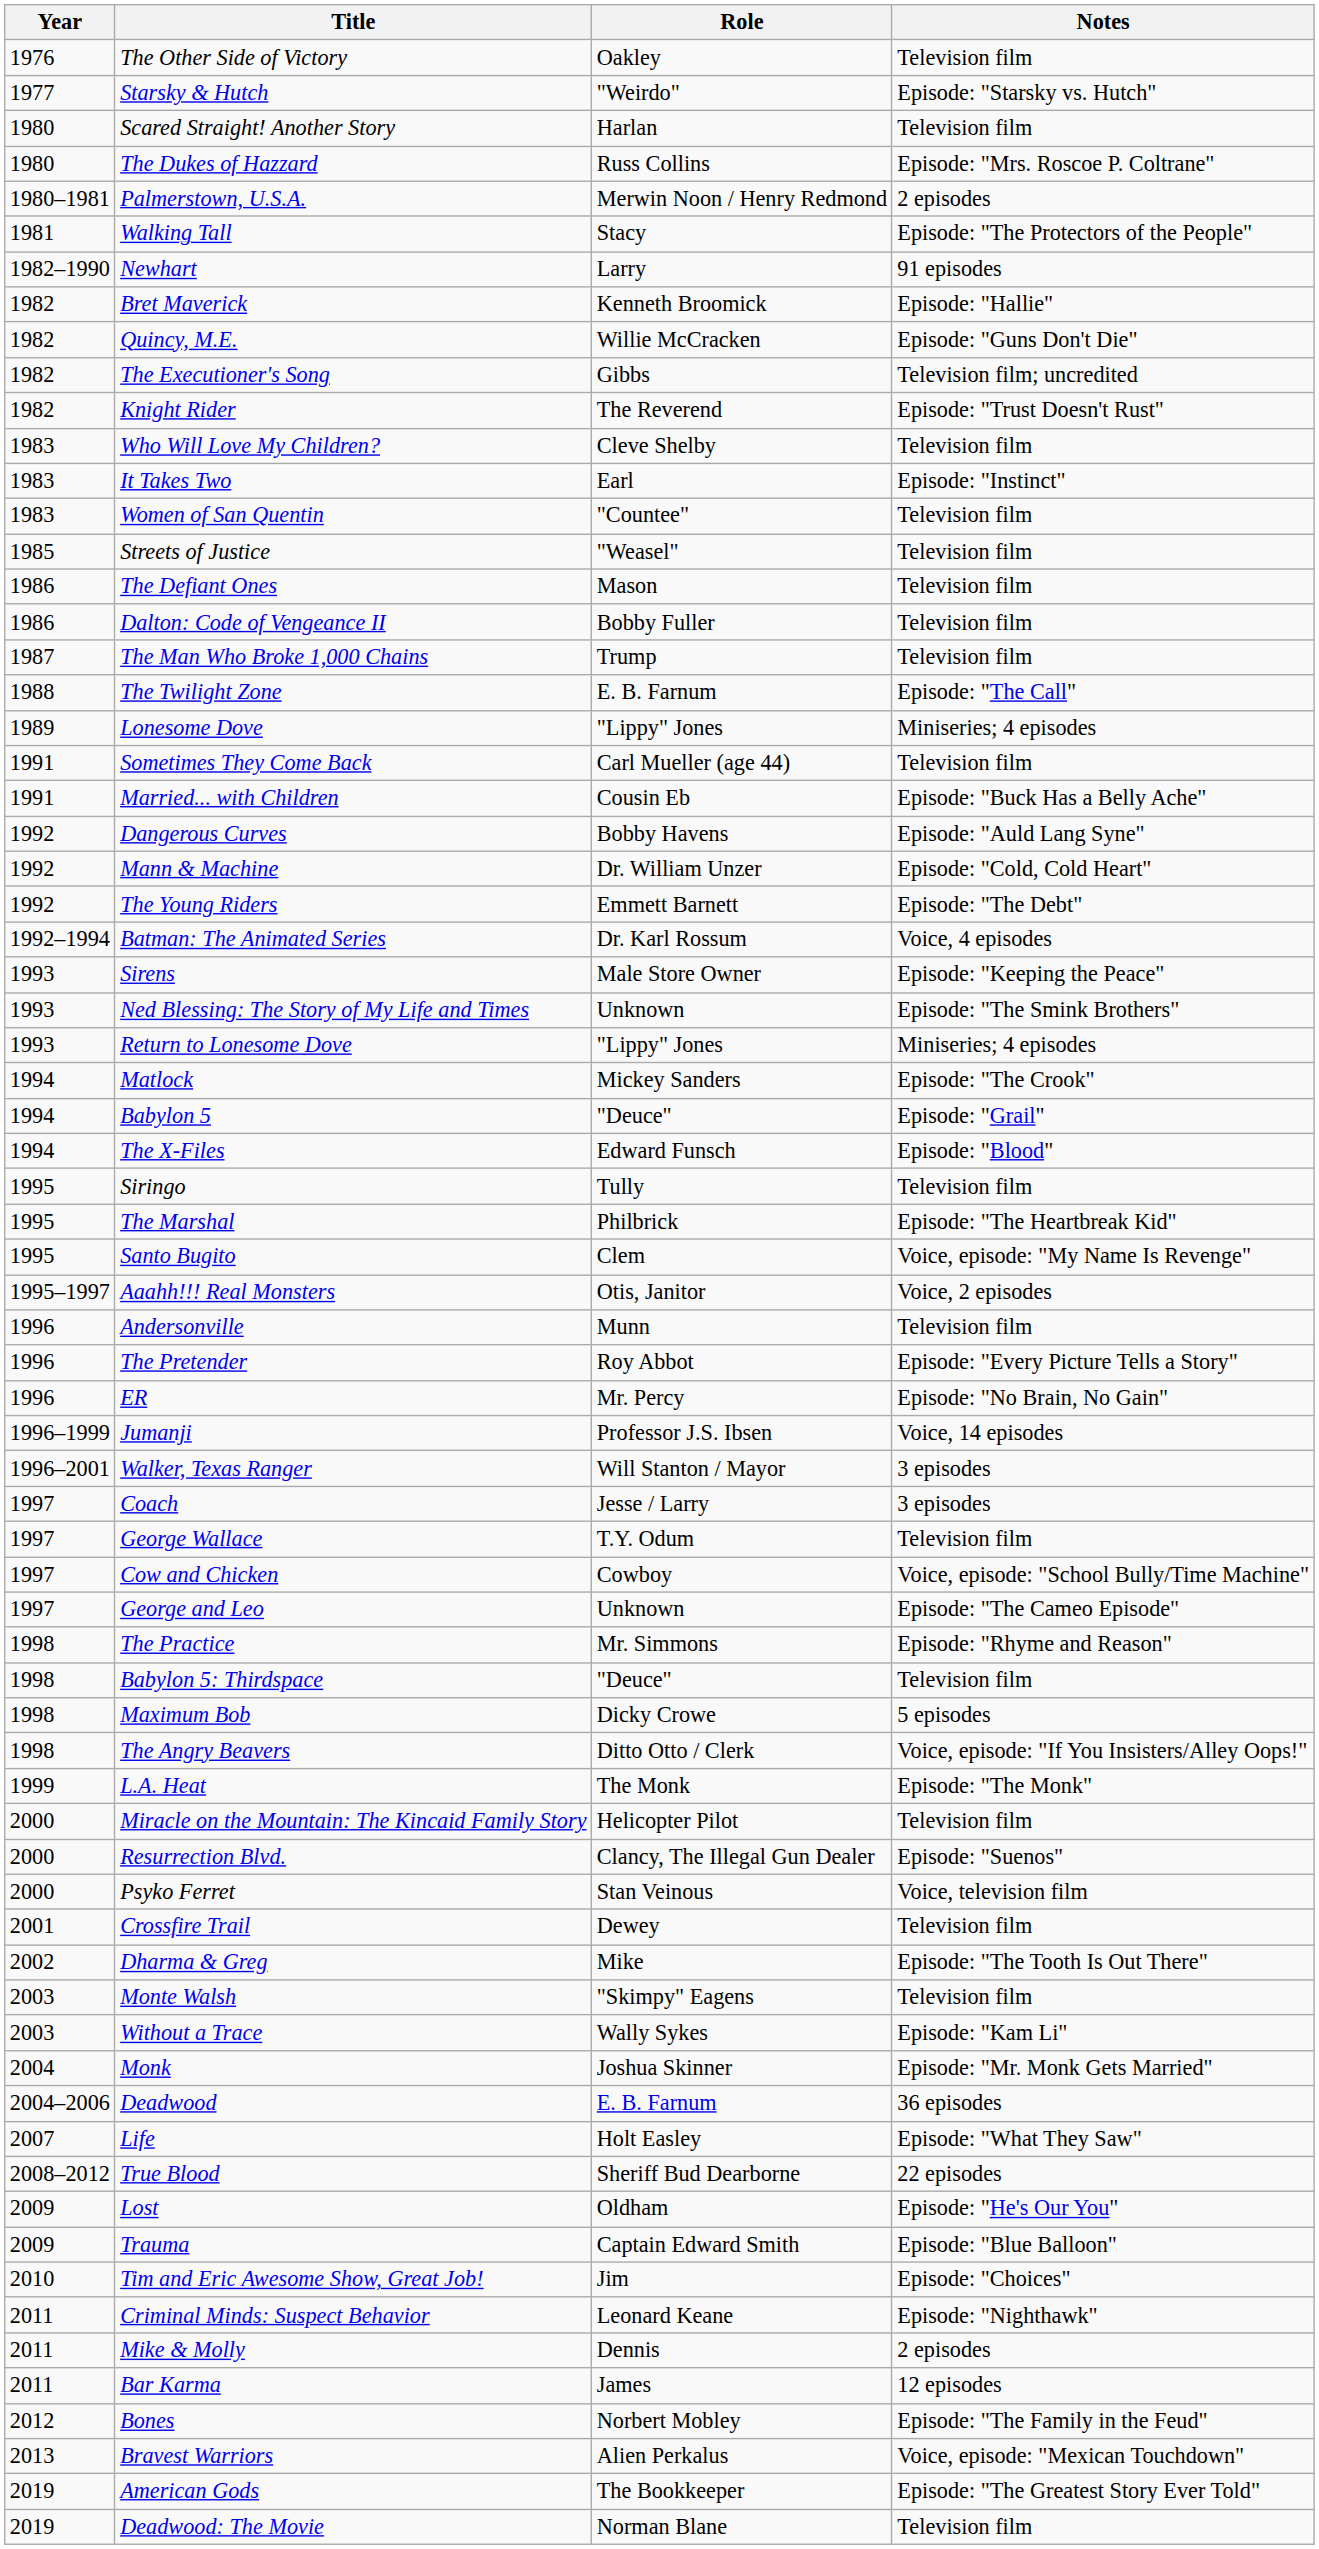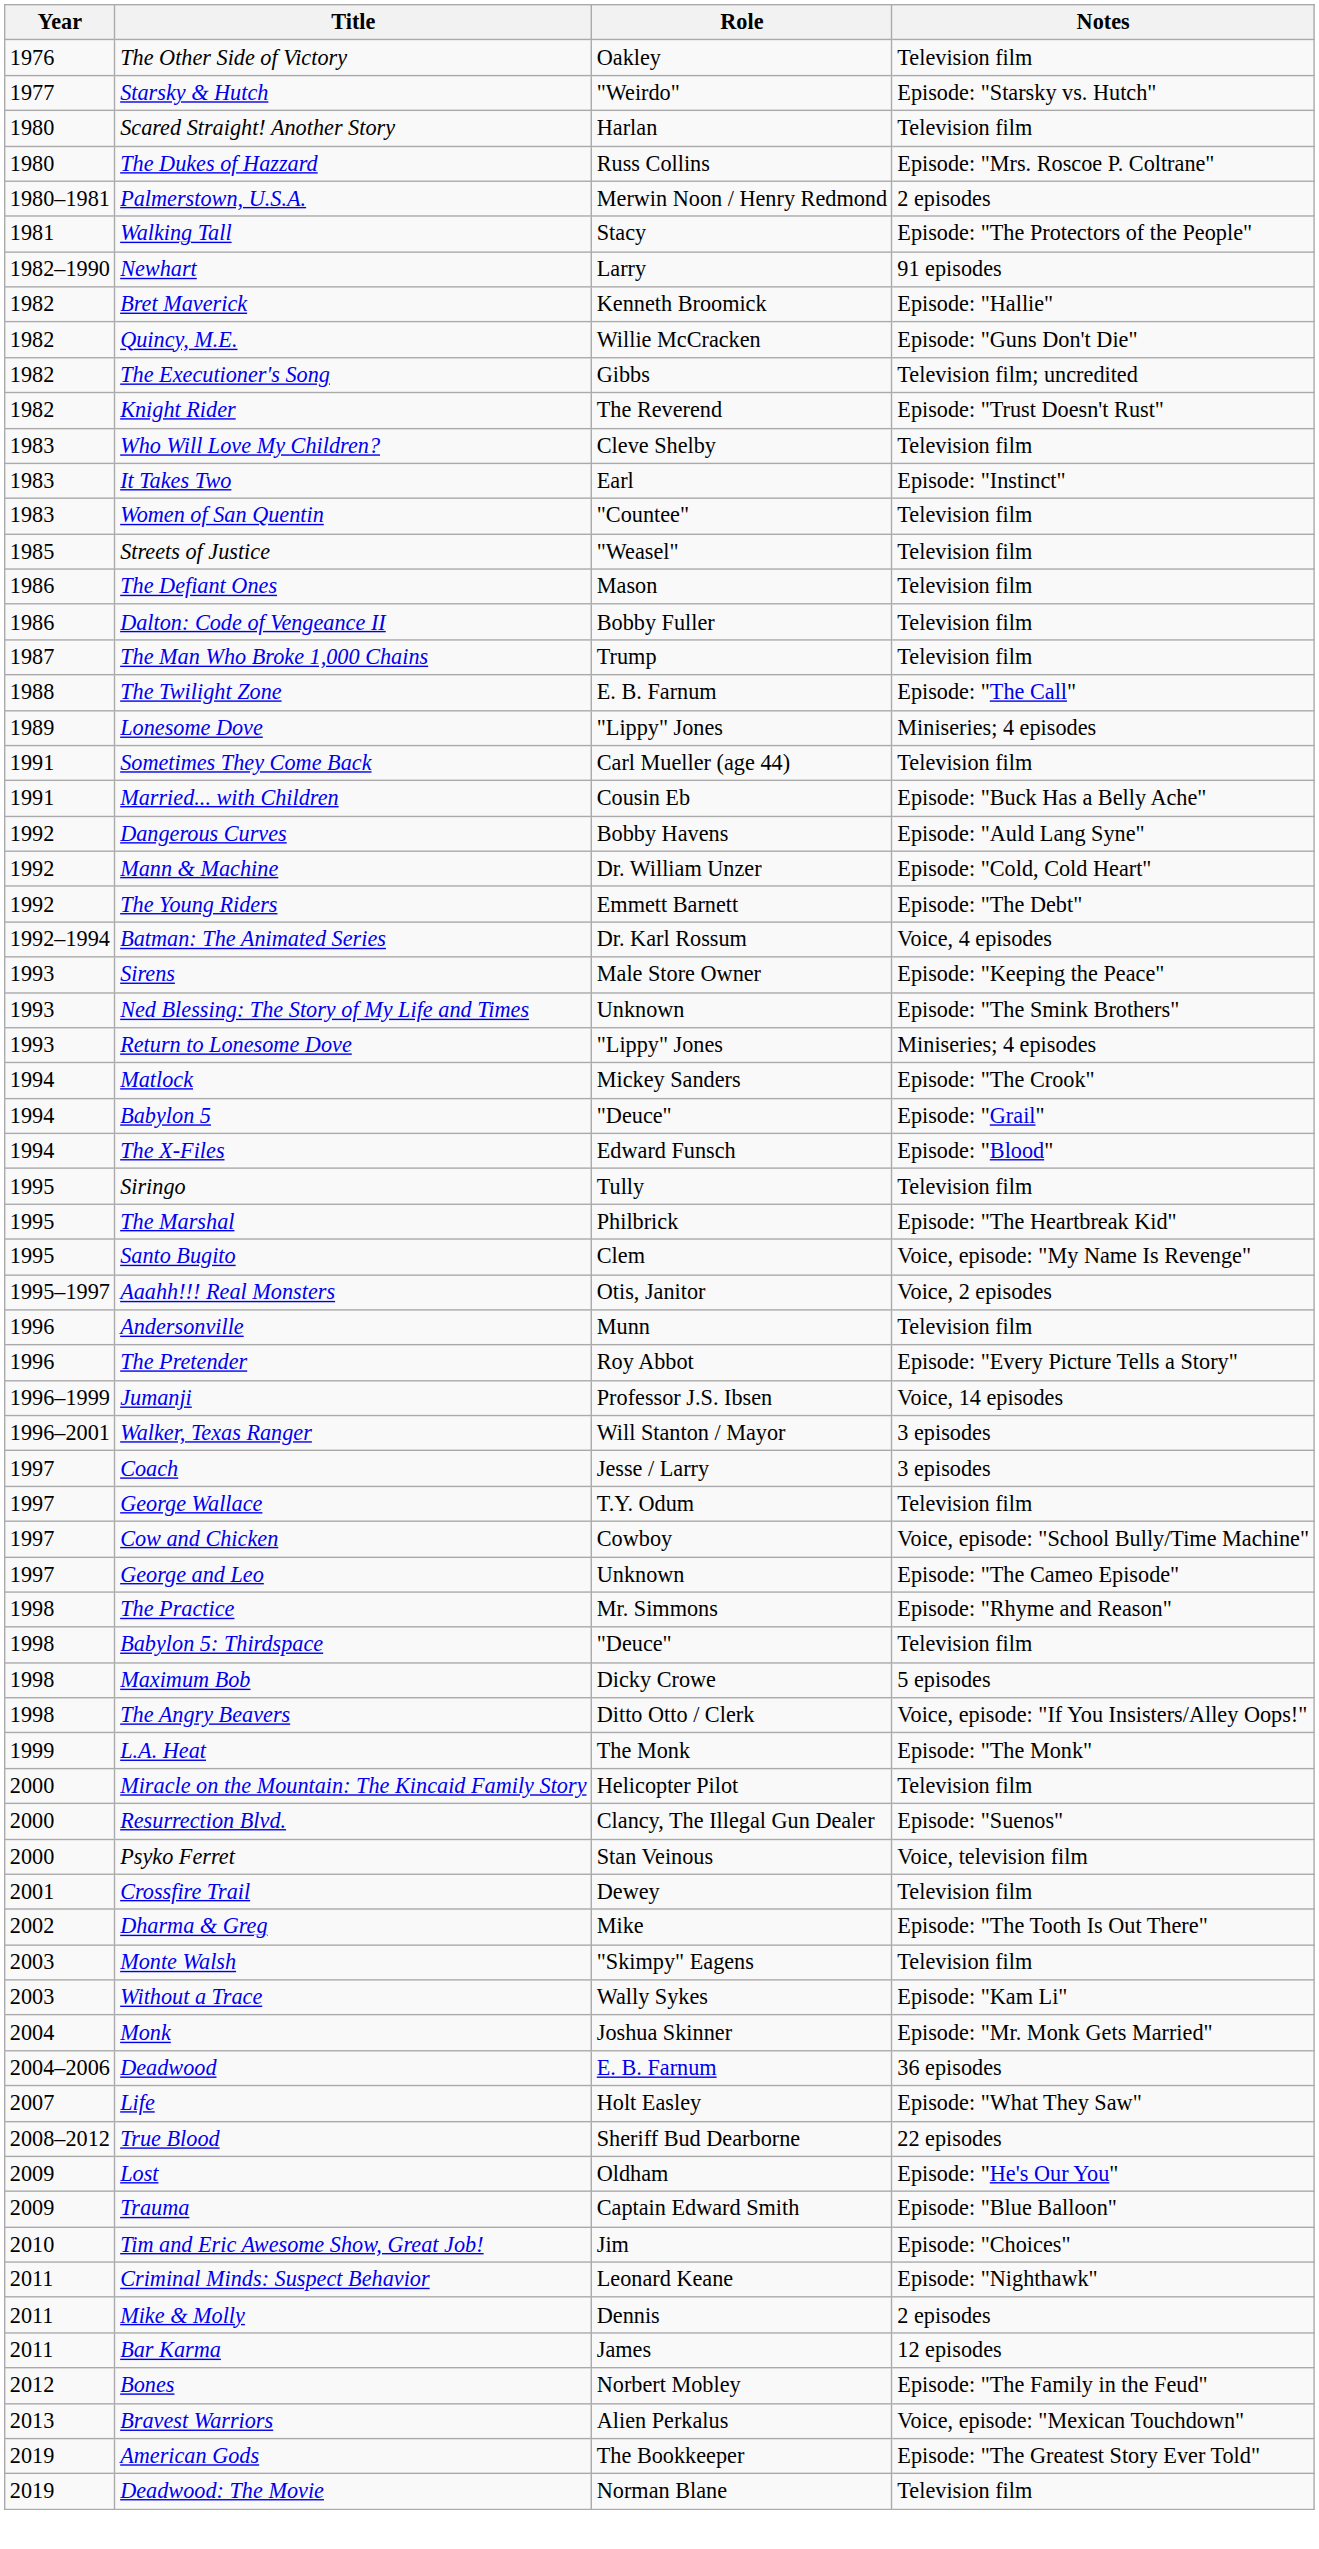- row: (134, 1397)
